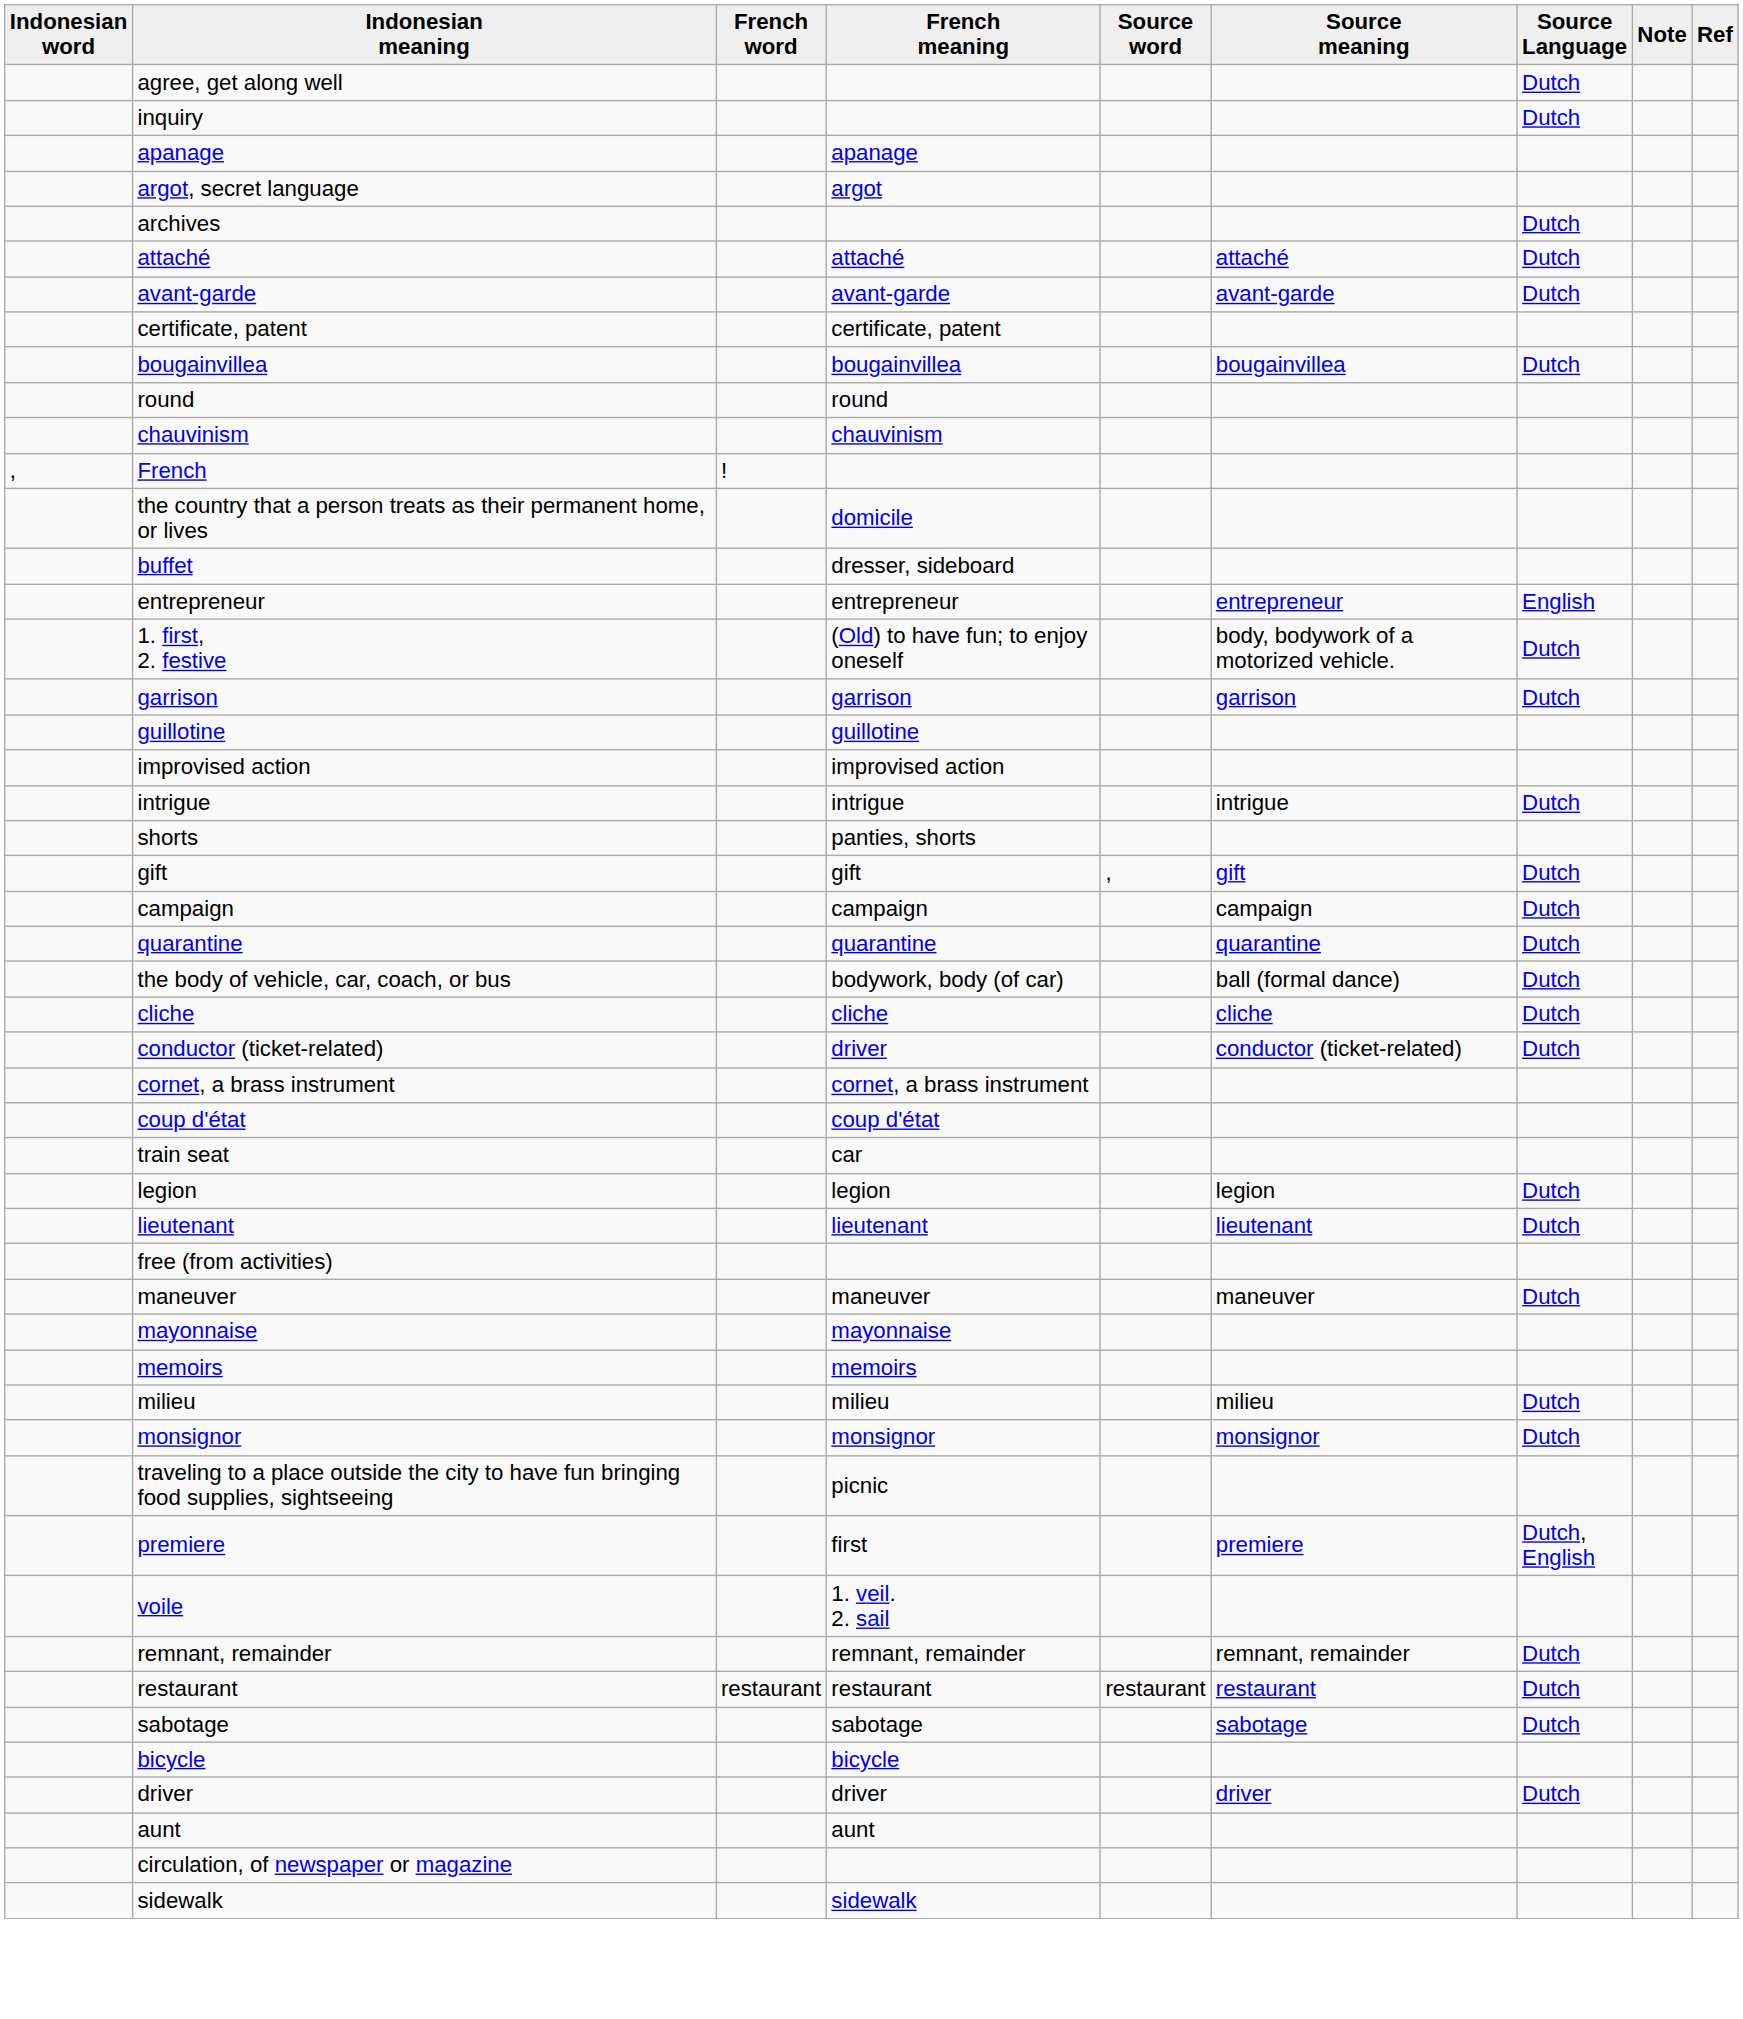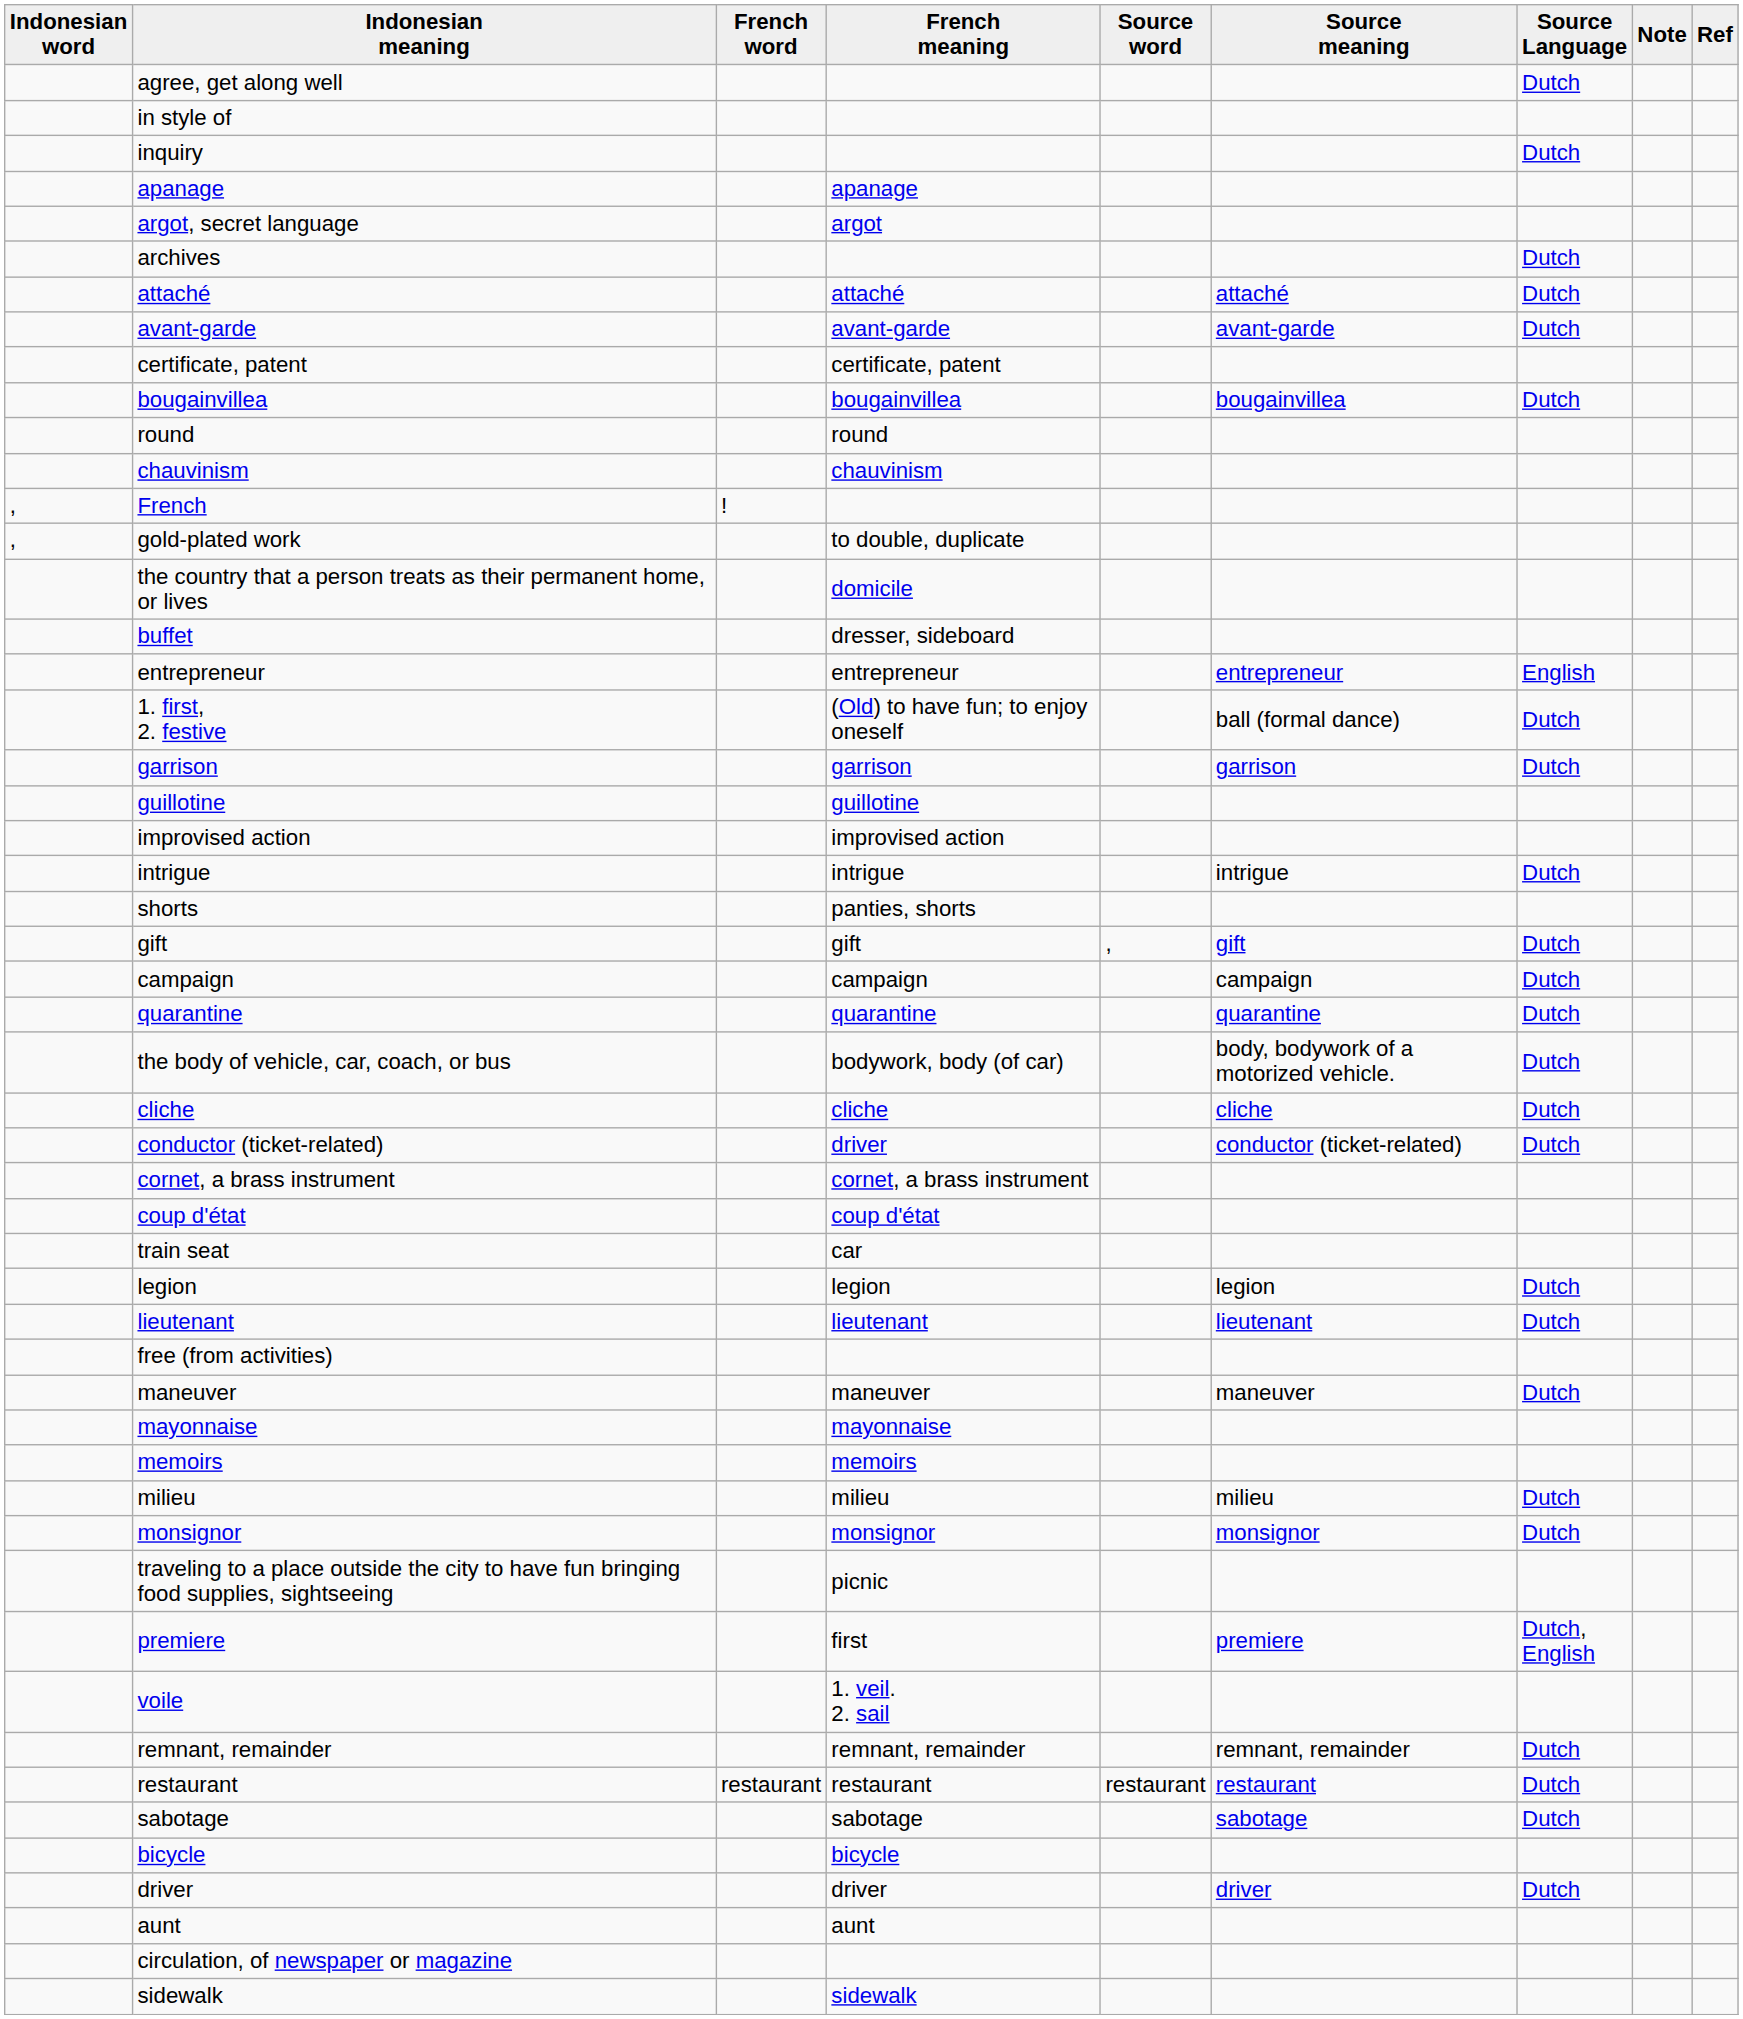+ row: (184, 117)
+ row: (219, 540)
(1315, 649) body, bodywork of a motorized vehicle. -> (1308, 719) ball (formal dance)
(1308, 978) ball (formal dance) -> (1315, 1062) body, bodywork of a motorized vehicle.
